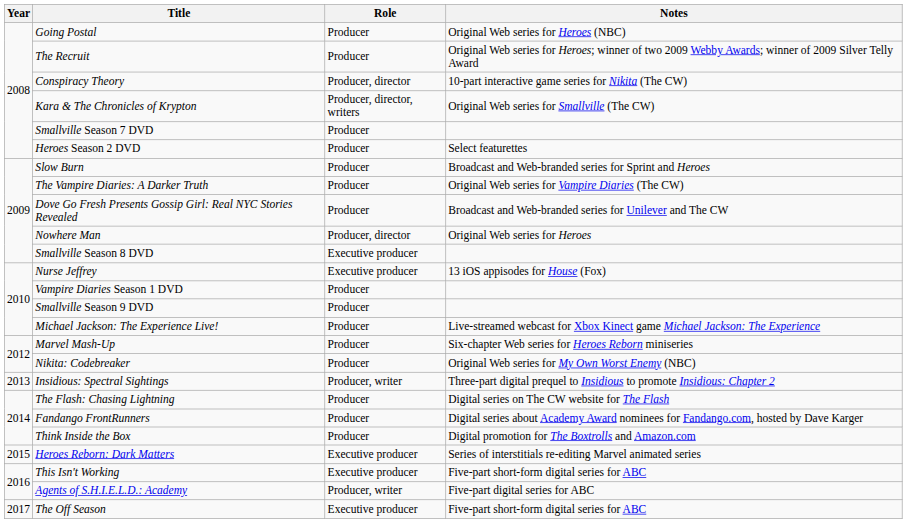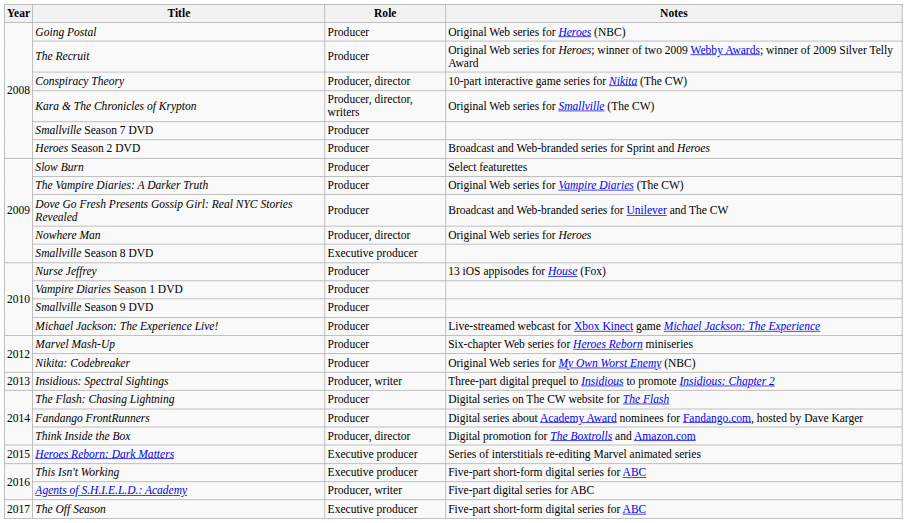(488, 149) Select featurettes -> (579, 149) Broadcast and Web-branded series for Sprint and Heroes
(579, 167) Broadcast and Web-branded series for Sprint and Heroes -> (488, 167) Select featurettes
(373, 271) Executive producer -> (348, 271) Producer
(348, 436) Producer -> (369, 436) Producer, director
